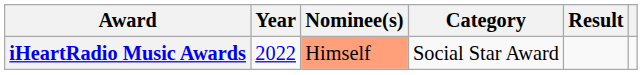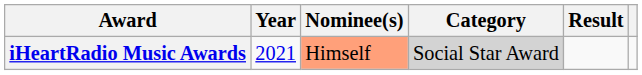(276, 52) 2022 -> (276, 52) 2021
(486, 52) no background -> (486, 52) lightgrey background
